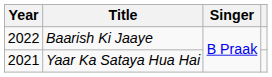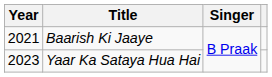(24, 38) 2022 -> (24, 38) 2021
(24, 60) 2021 -> (24, 60) 2023
